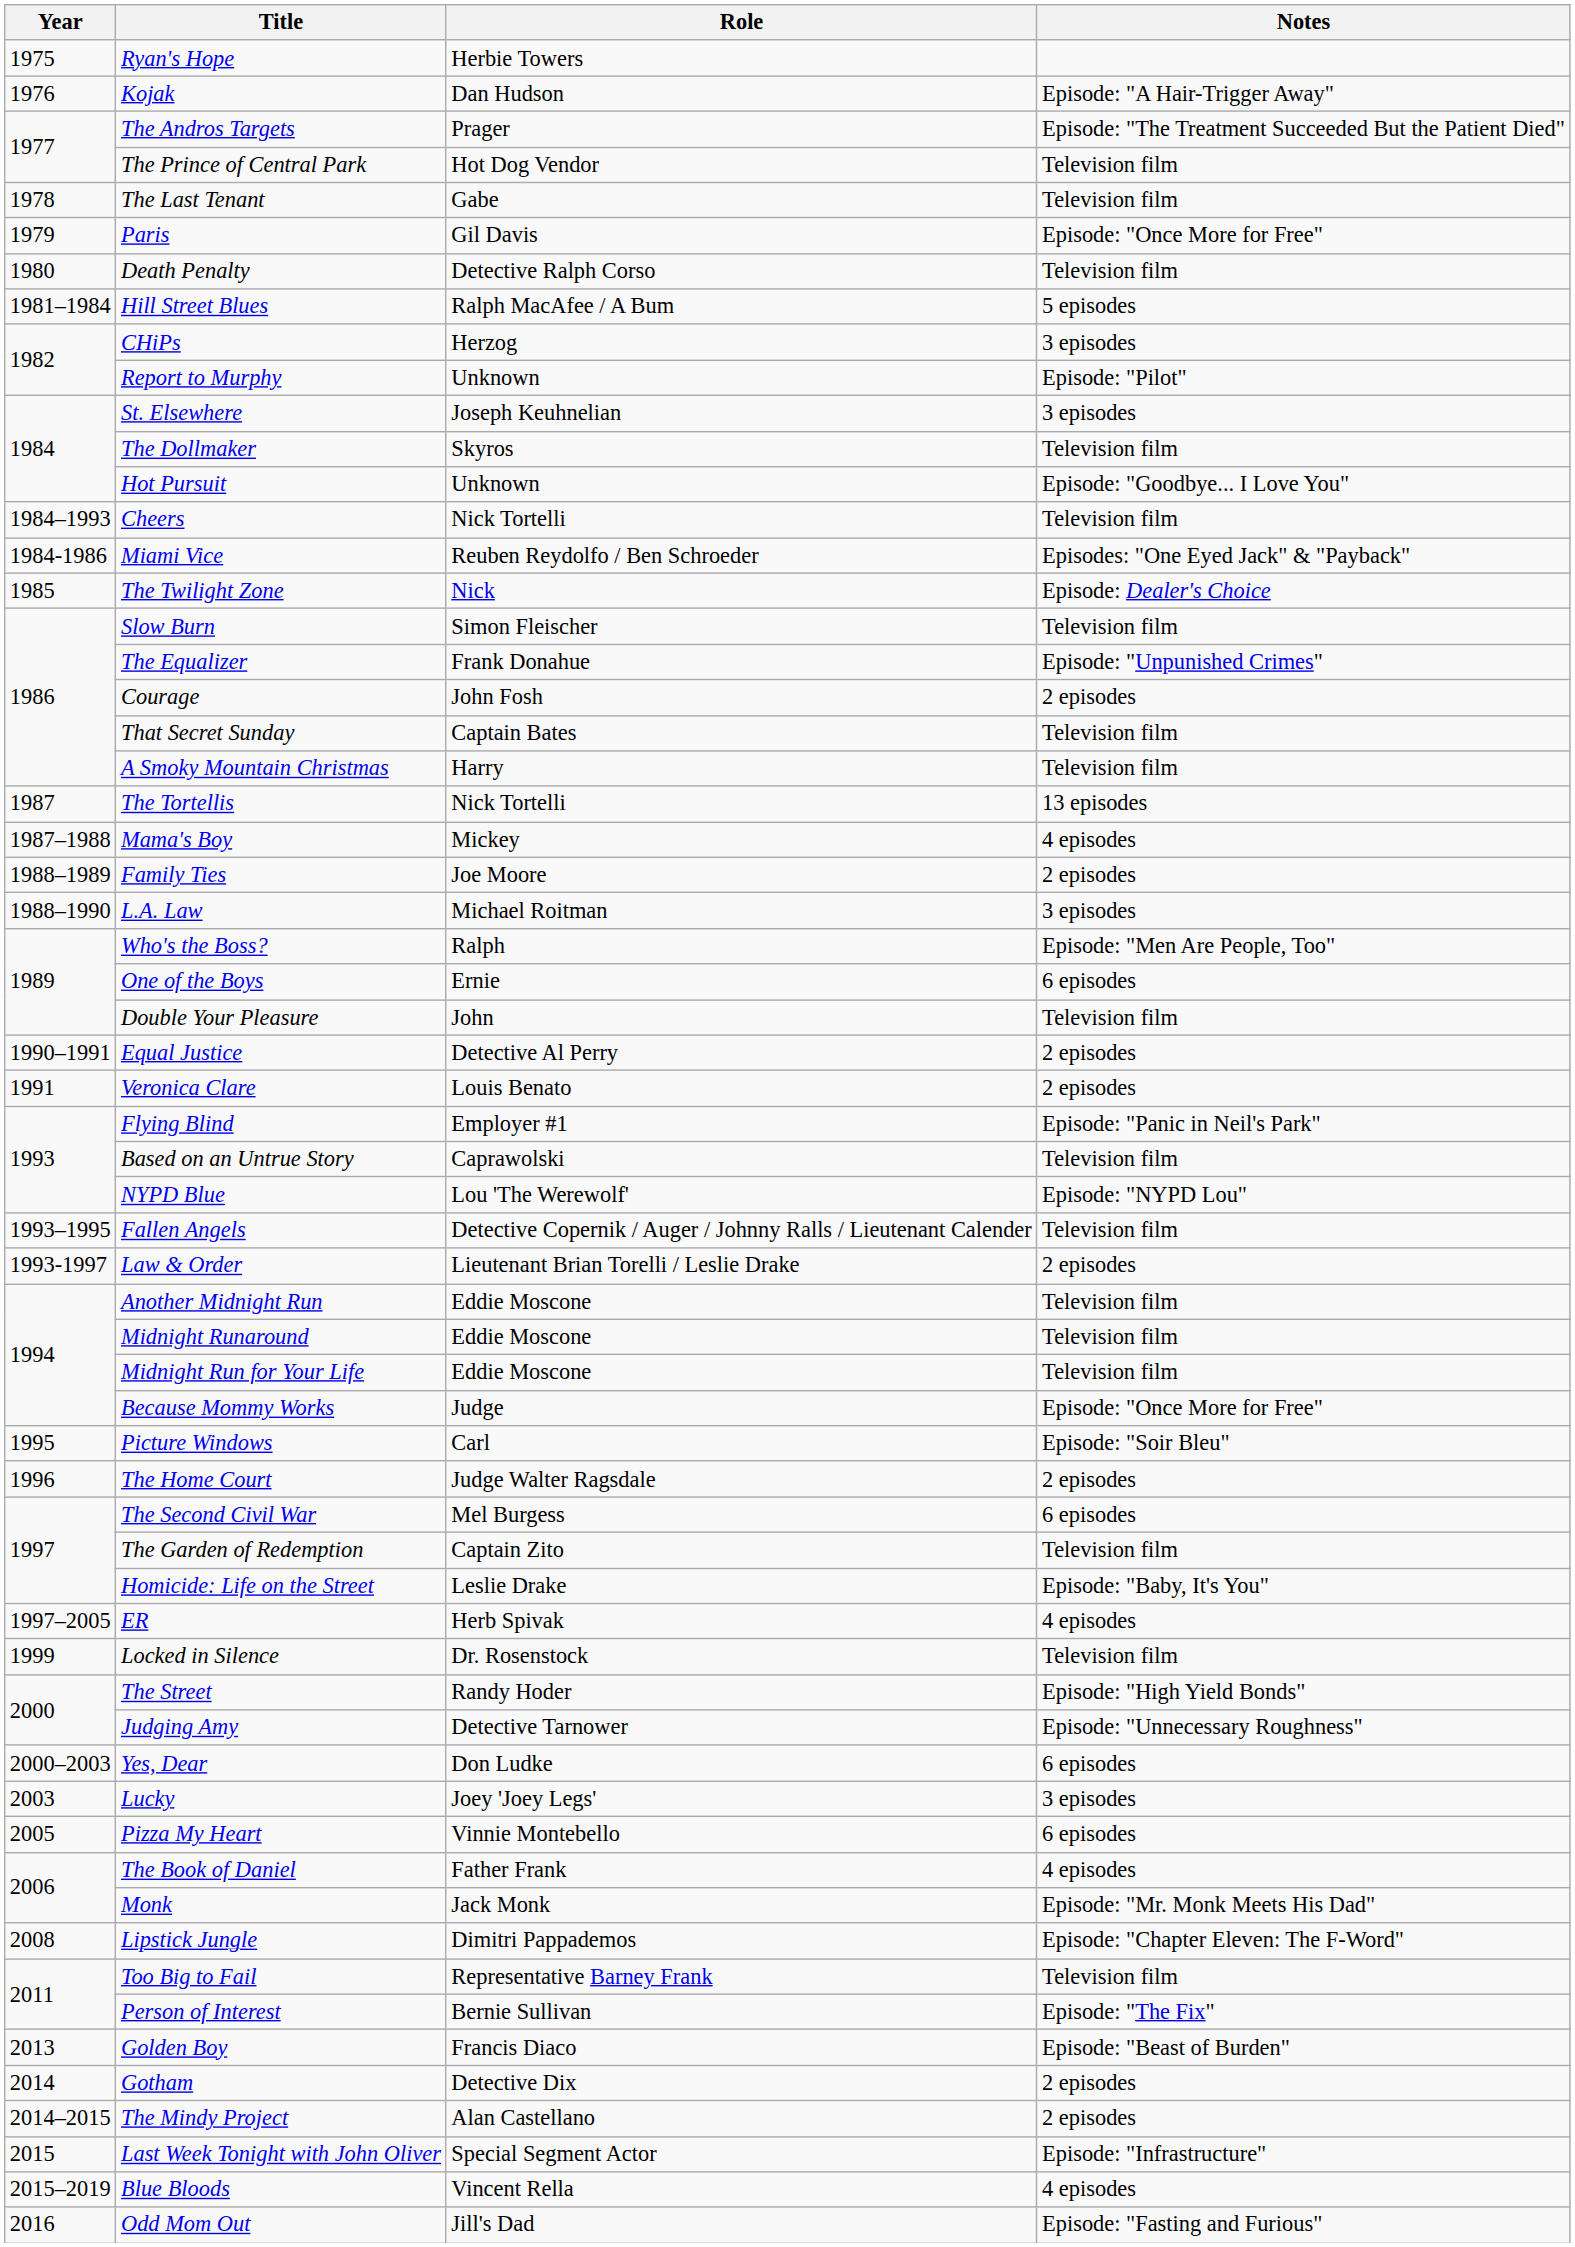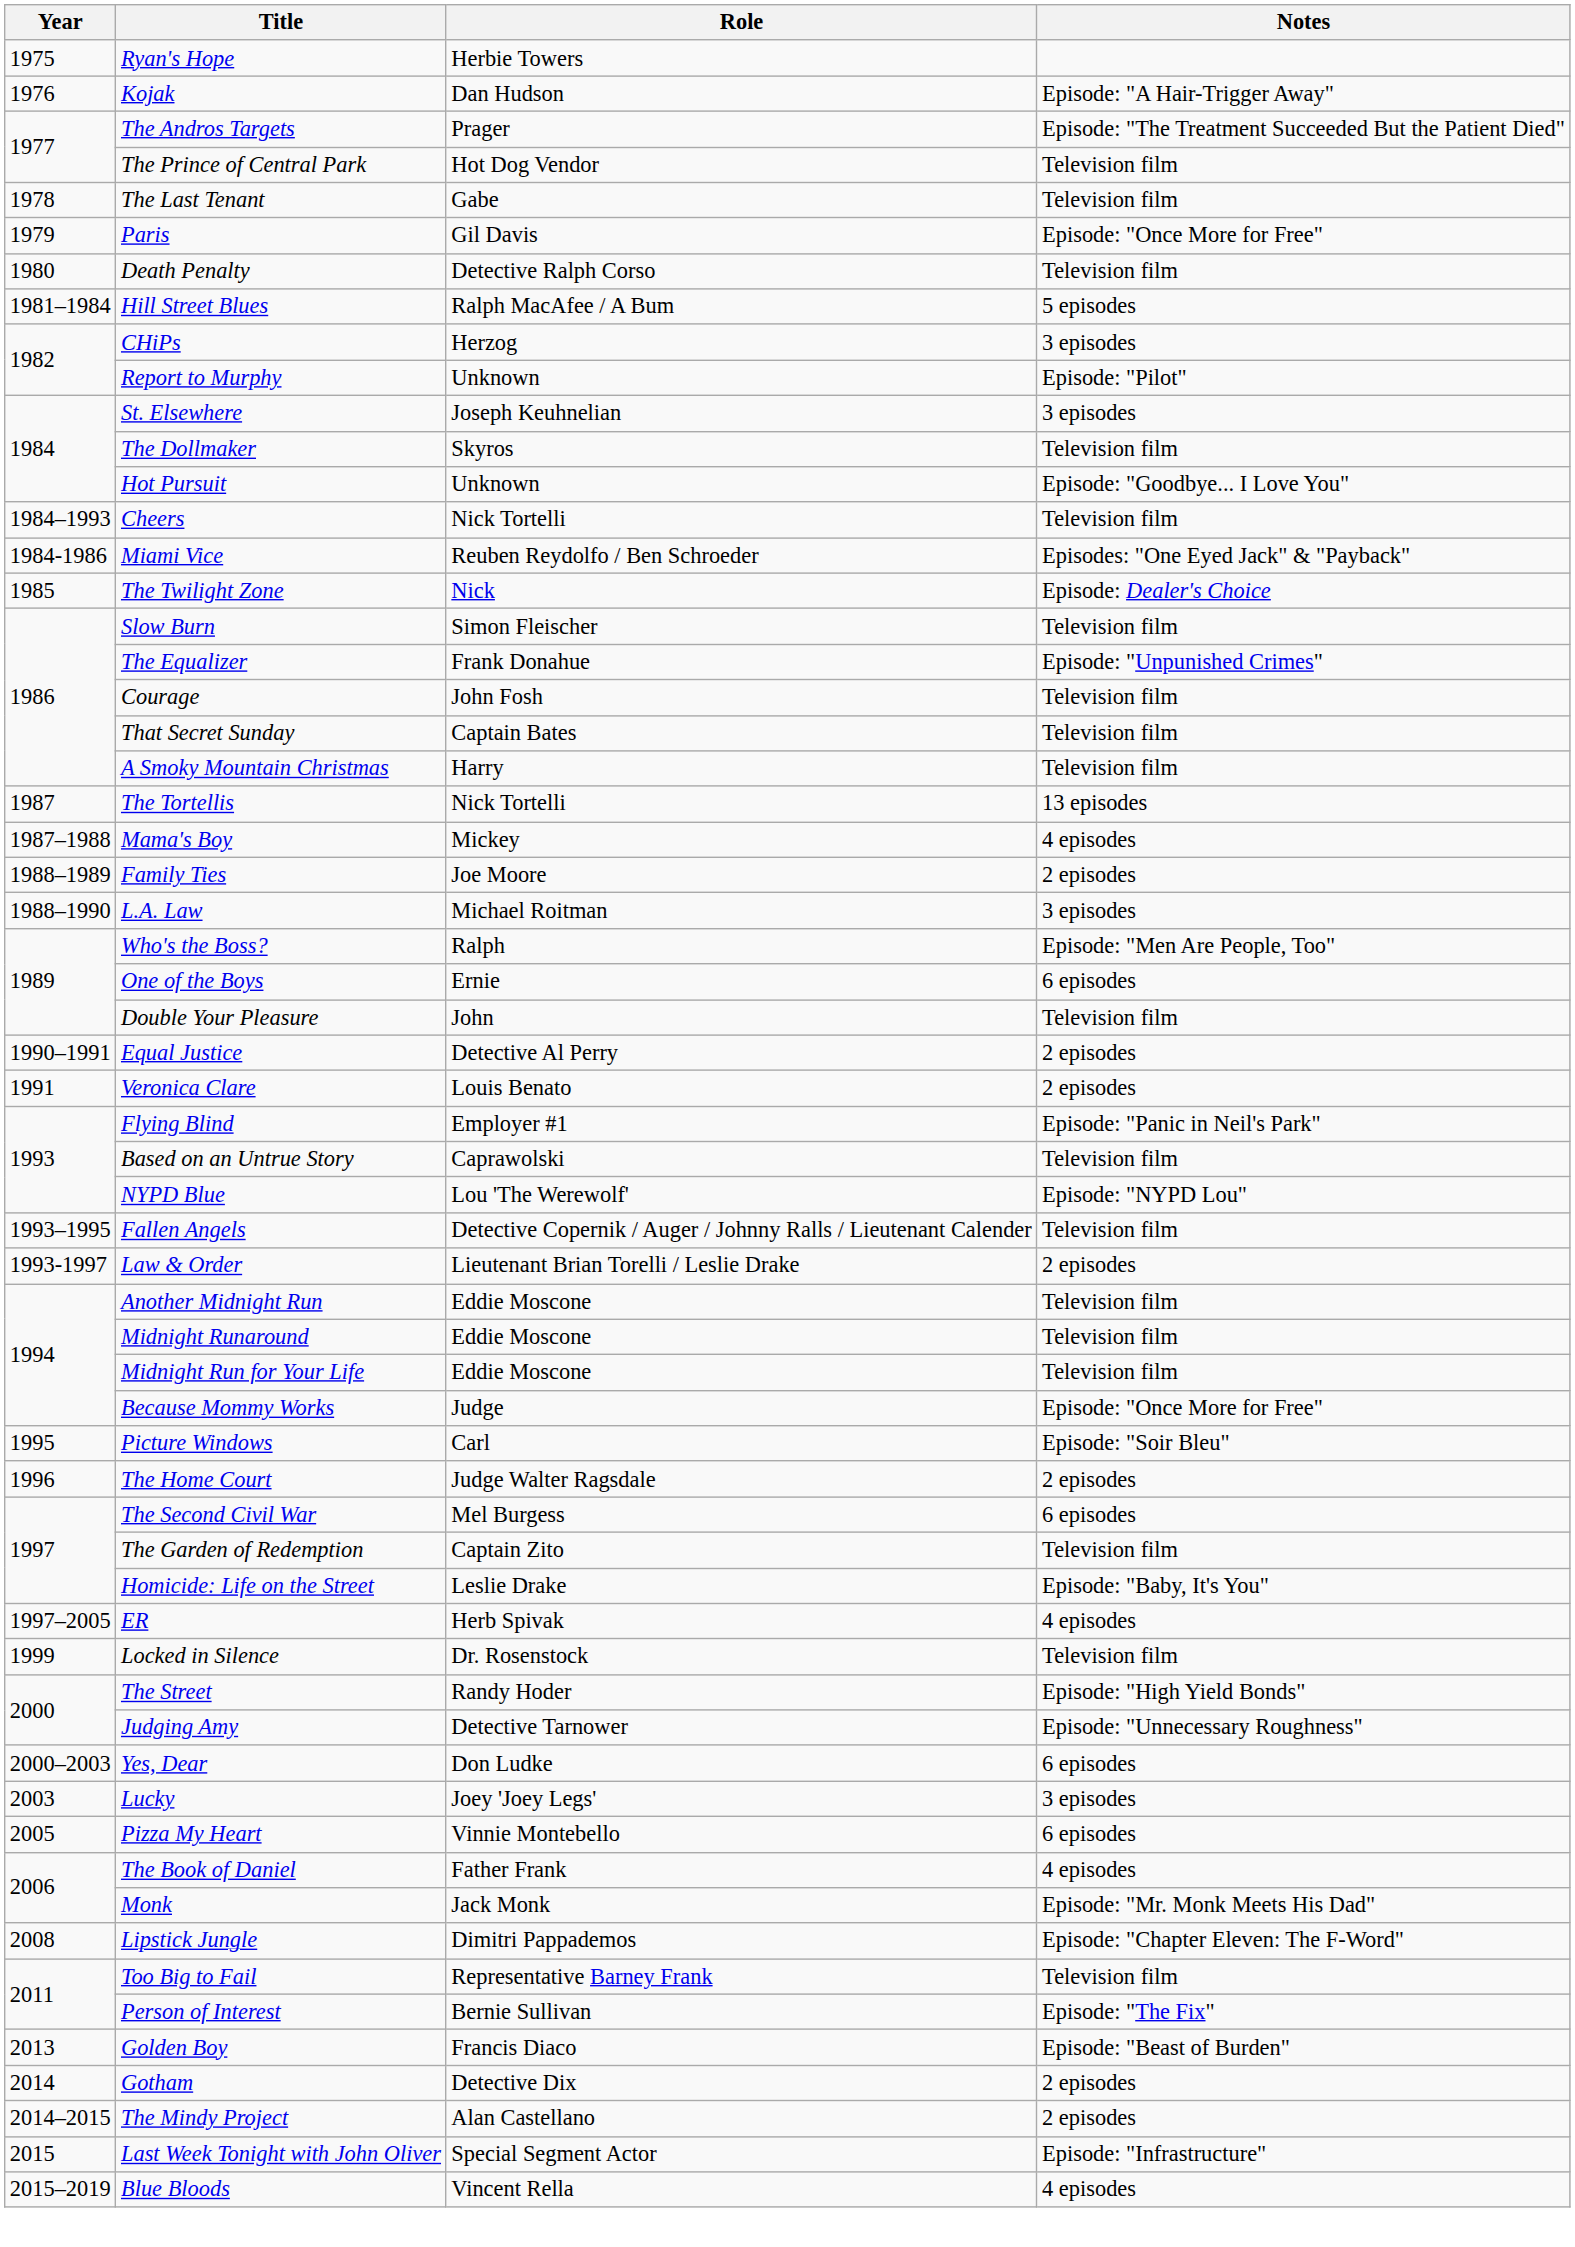(1089, 697) 2 episodes -> (1110, 697) Television film
- row: (186, 2224)
